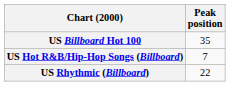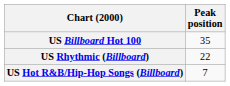rows swapped: (95, 56) <-> (95, 72)
